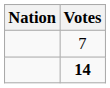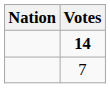rows swapped: (82, 69) <-> (82, 43)
